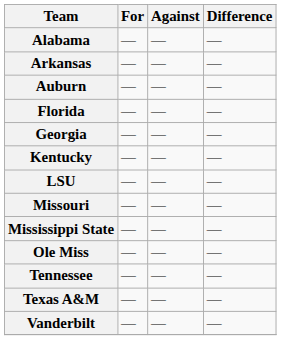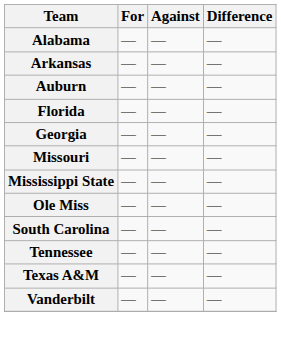- row: (61, 157)
- row: (61, 181)
+ row: (61, 228)
